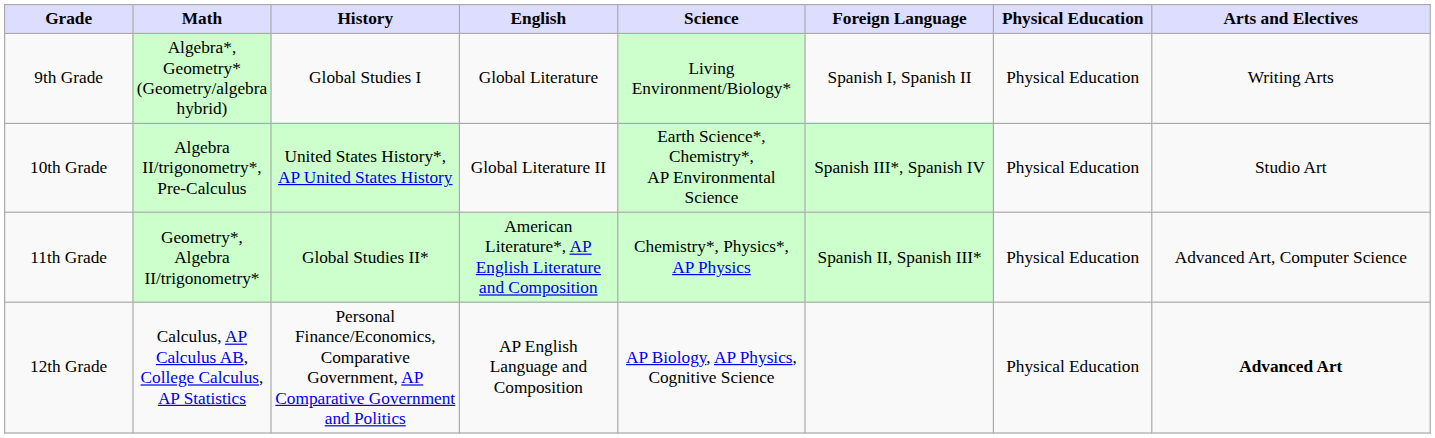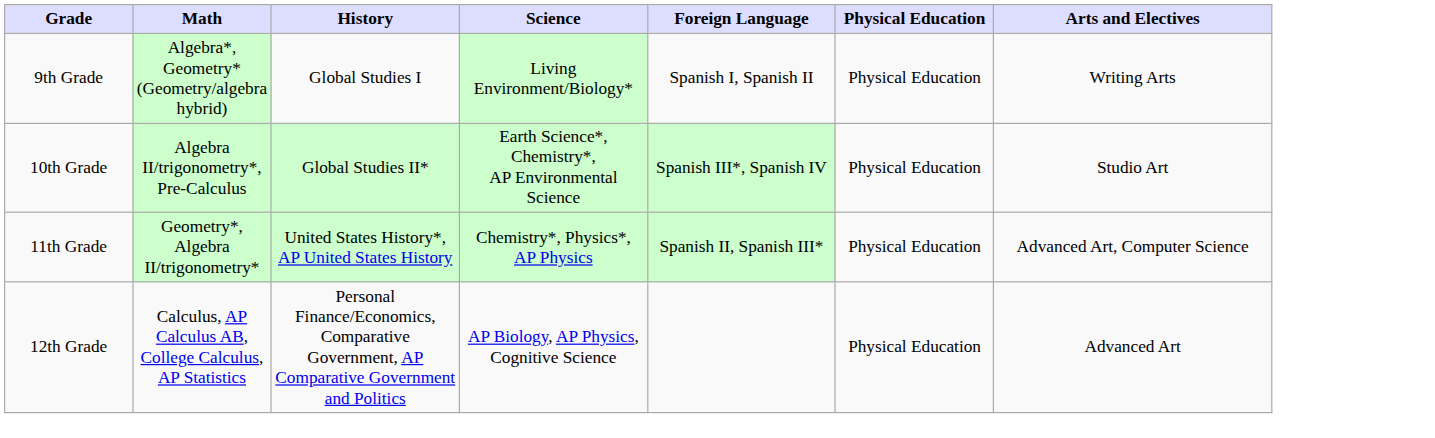- column: (538, 19)
(365, 167) United States History*, AP United States History -> (365, 167) Global Studies II*
(365, 257) Global Studies II* -> (365, 247) United States History*, AP United States History
(1291, 367) bold -> (1133, 347) normal
